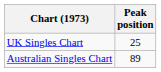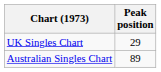(135, 42) 25 -> (135, 42) 29
